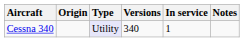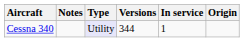columns swapped: (73, 12) <-> (225, 12)
(131, 28) 340 -> (127, 28) 344
